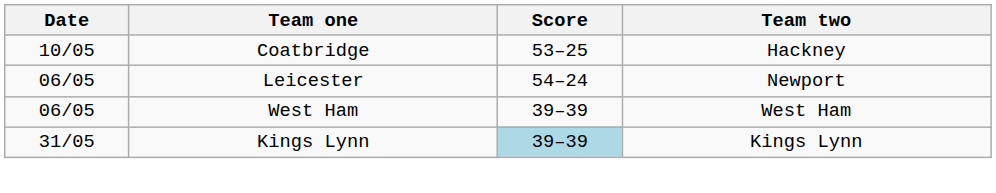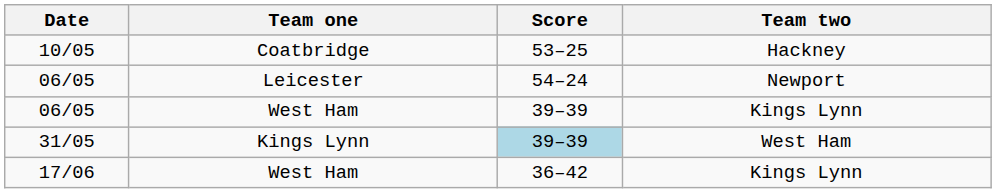(806, 112) West Ham -> (806, 112) Kings Lynn
(806, 142) Kings Lynn -> (806, 142) West Ham
+ row: (67, 173)
